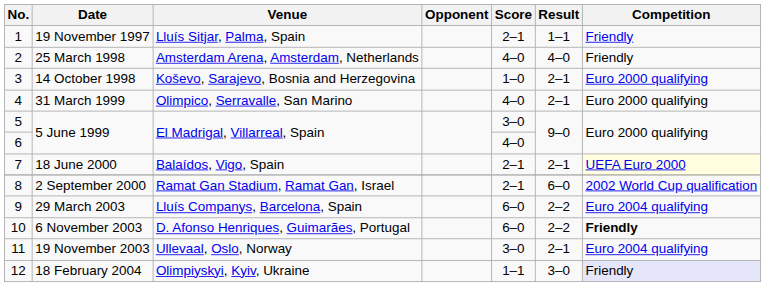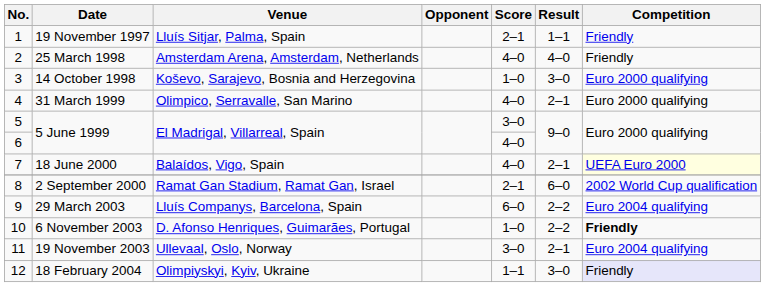(559, 79) 2–1 -> (559, 79) 3–0
(513, 164) 2–1 -> (513, 164) 4–0
(513, 228) 6–0 -> (513, 228) 1–0
